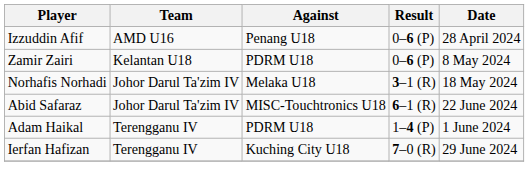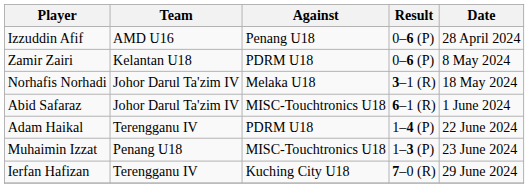(480, 104) 22 June 2024 -> (476, 104) 1 June 2024
(476, 127) 1 June 2024 -> (480, 127) 22 June 2024
+ row: (52, 149)
